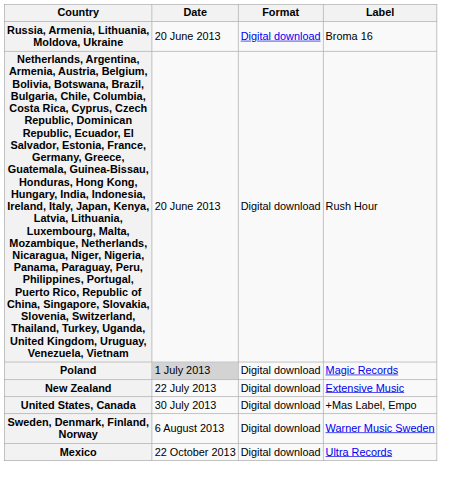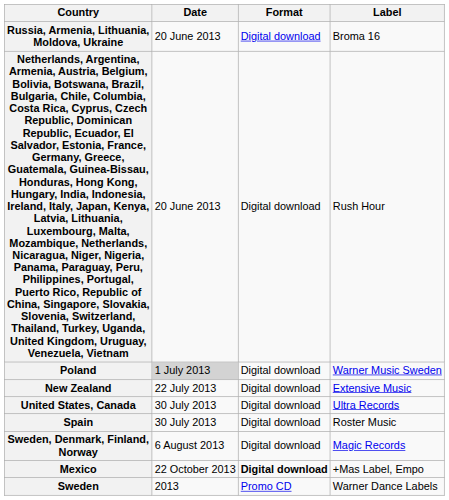(362, 370) Magic Records -> (387, 370) Warner Music Sweden
(371, 405) +Mas Label, Empo -> (366, 405) Ultra Records
+ row: (78, 422)
(380, 428) Warner Music Sweden -> (369, 446) Magic Records
(281, 452) normal -> (284, 469) bold
(359, 452) Ultra Records -> (378, 469) +Mas Label, Empo
+ row: (78, 486)
